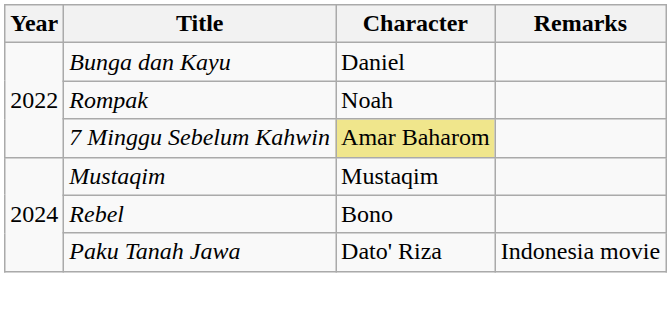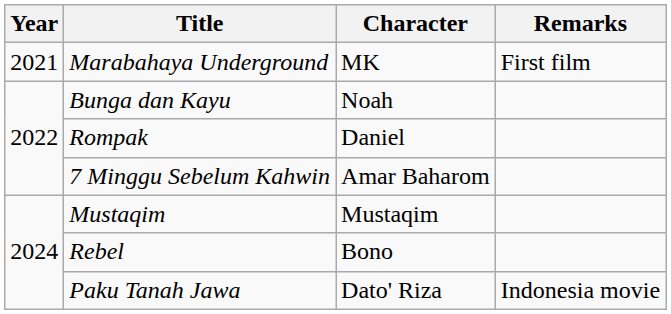+ row: (199, 61)
(373, 61) Daniel -> (367, 99) Noah
(367, 99) Noah -> (373, 137) Daniel
(415, 137) khaki background -> (415, 175) no background
